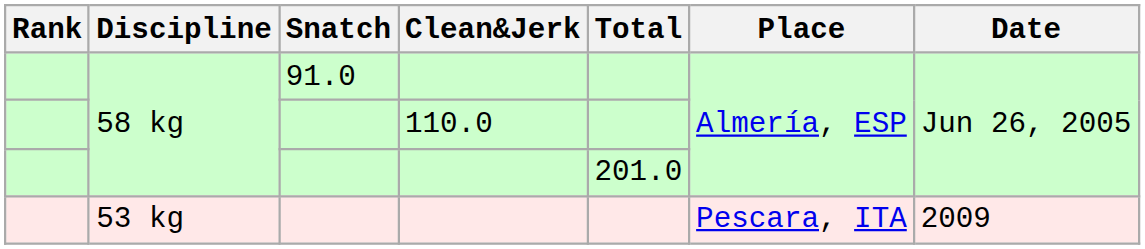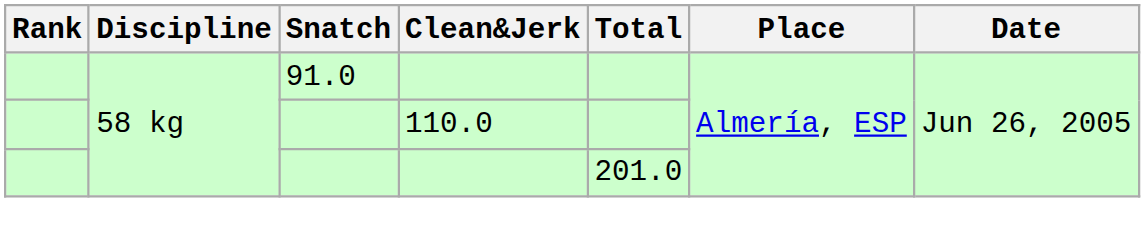- row: (140, 220)
